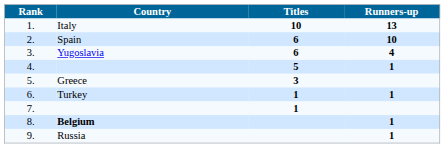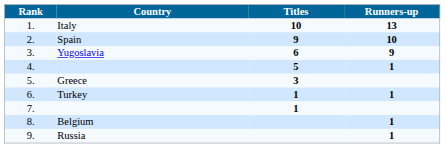(296, 39) 6 -> (296, 39) 9
(392, 53) 4 -> (392, 53) 9
(76, 122) bold -> (75, 122) normal
